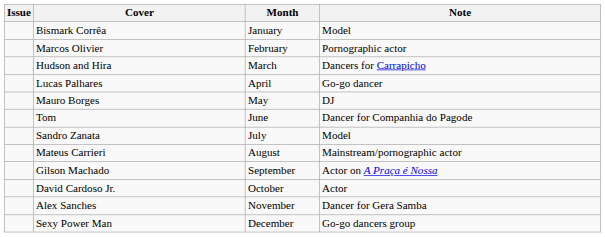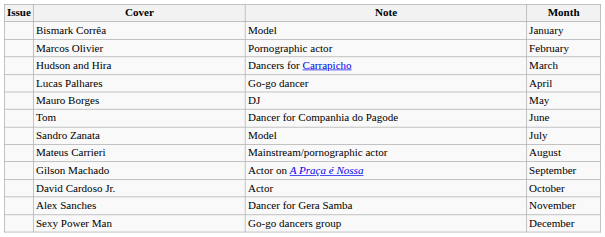columns swapped: (282, 13) <-> (460, 13)
